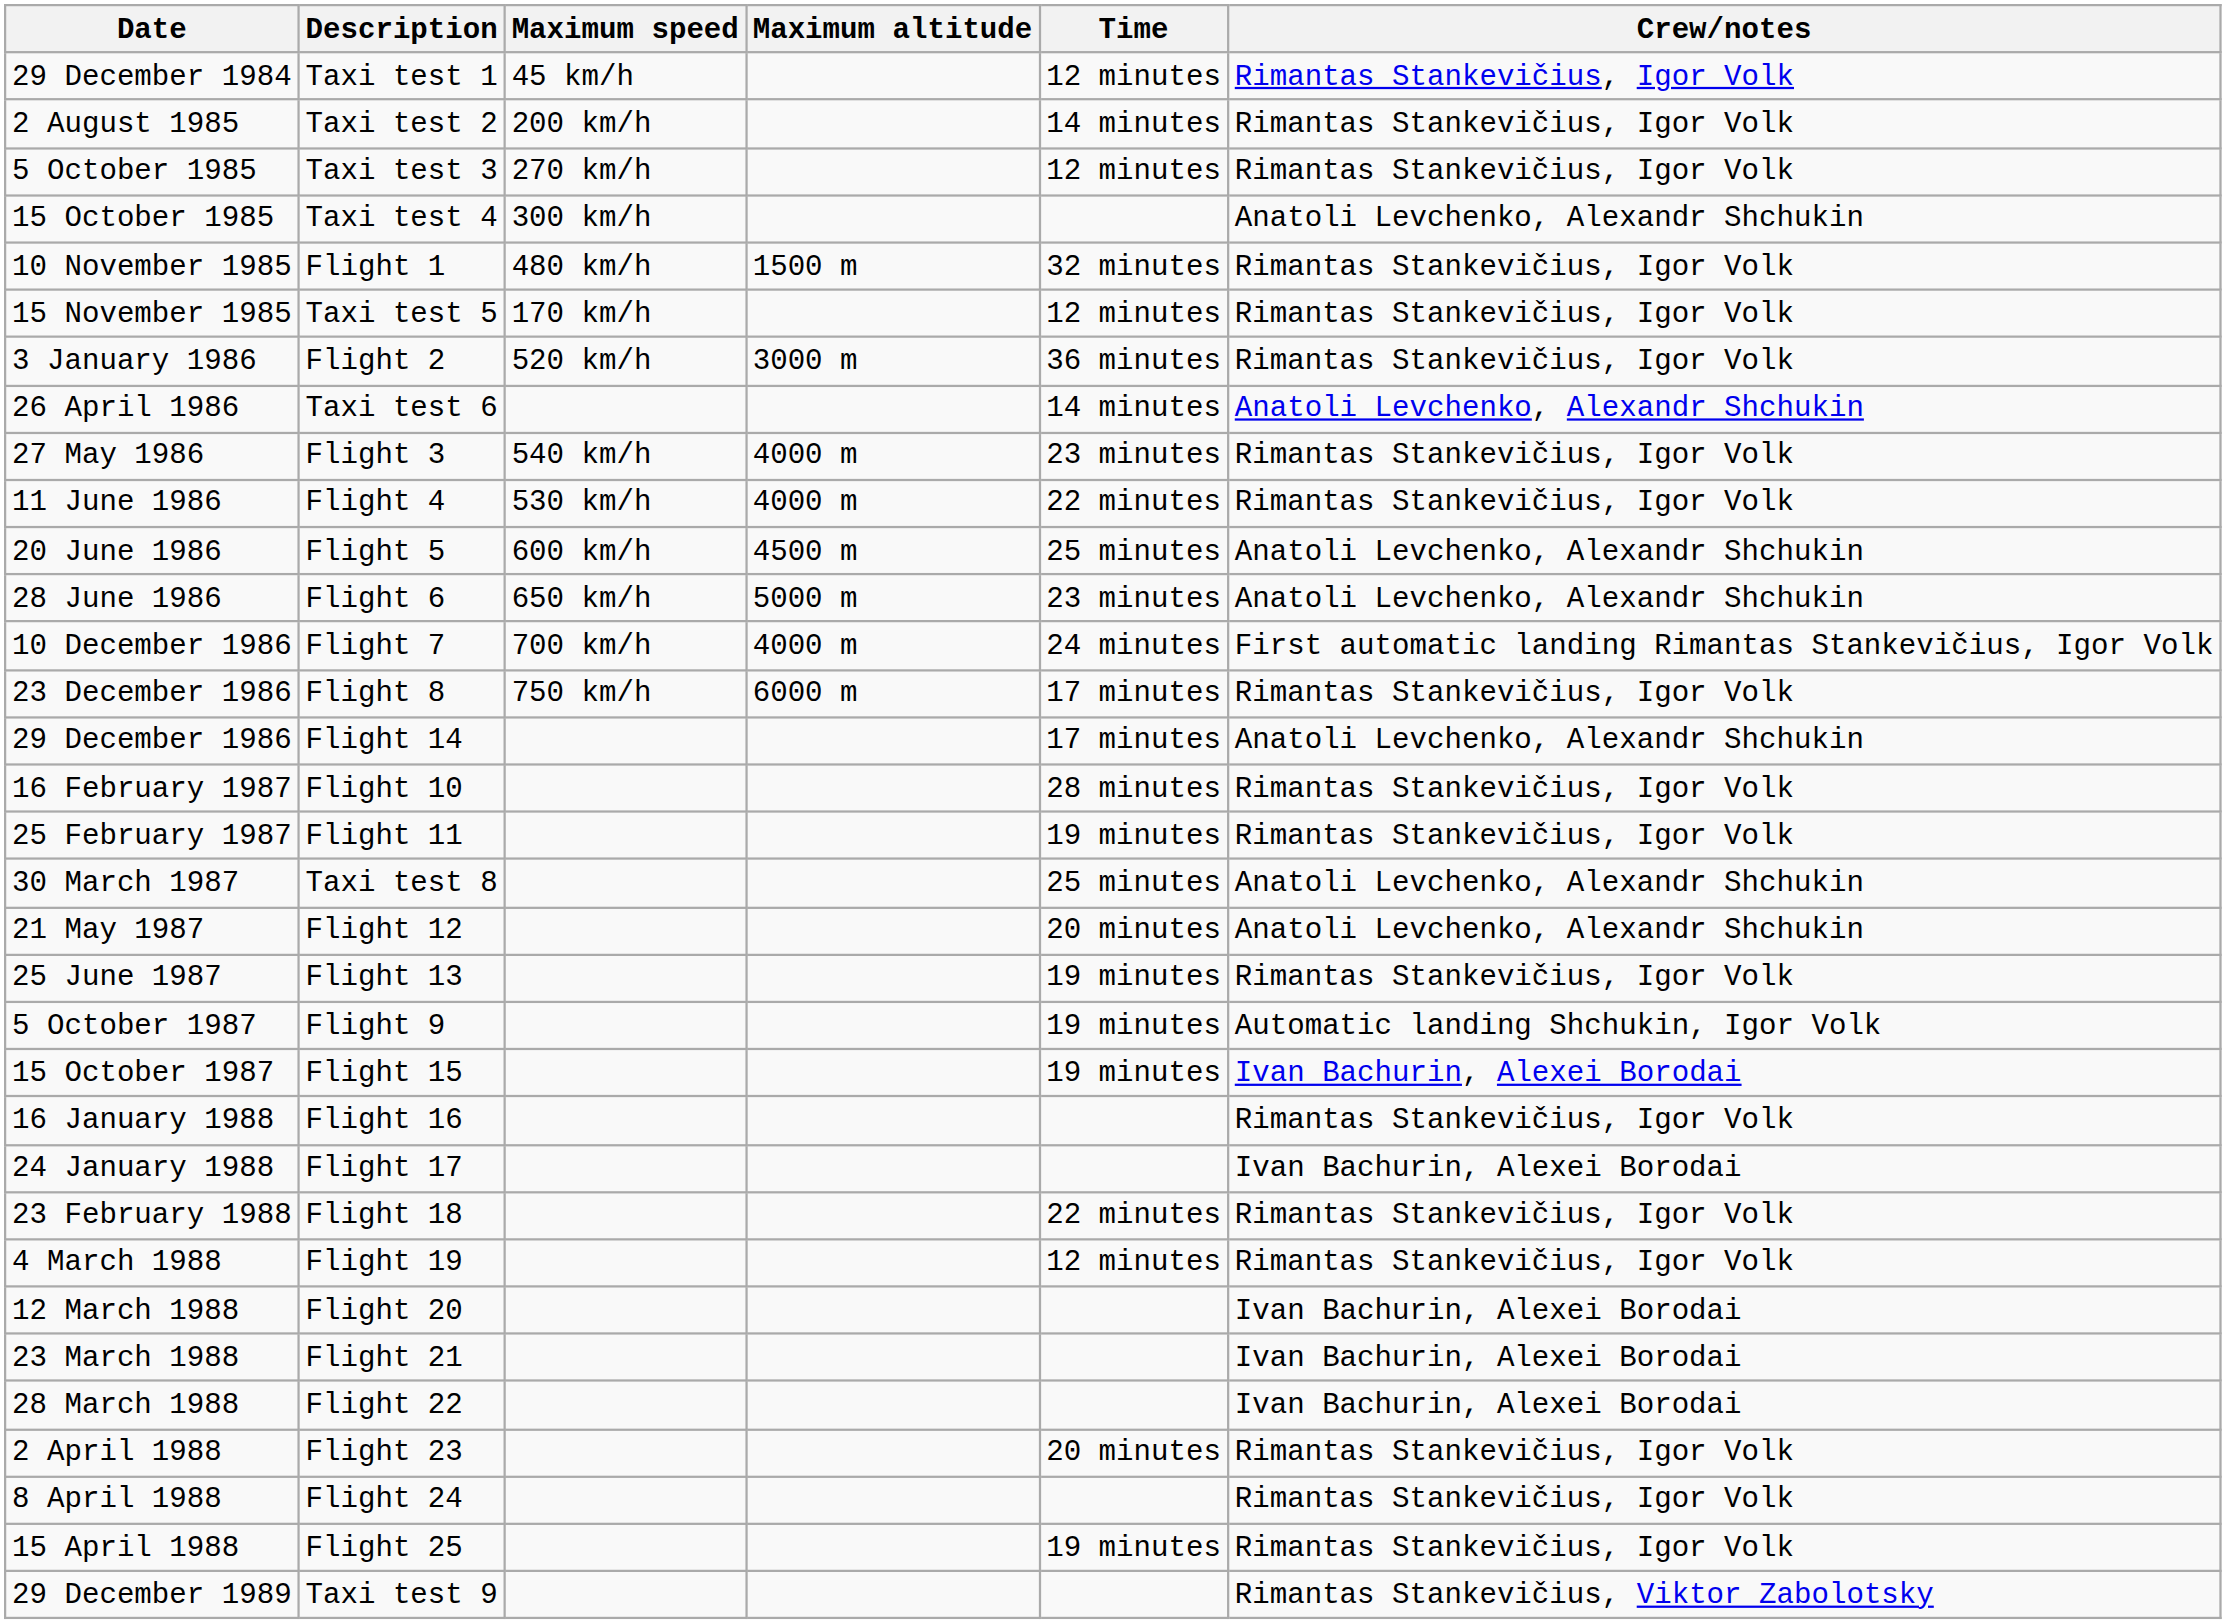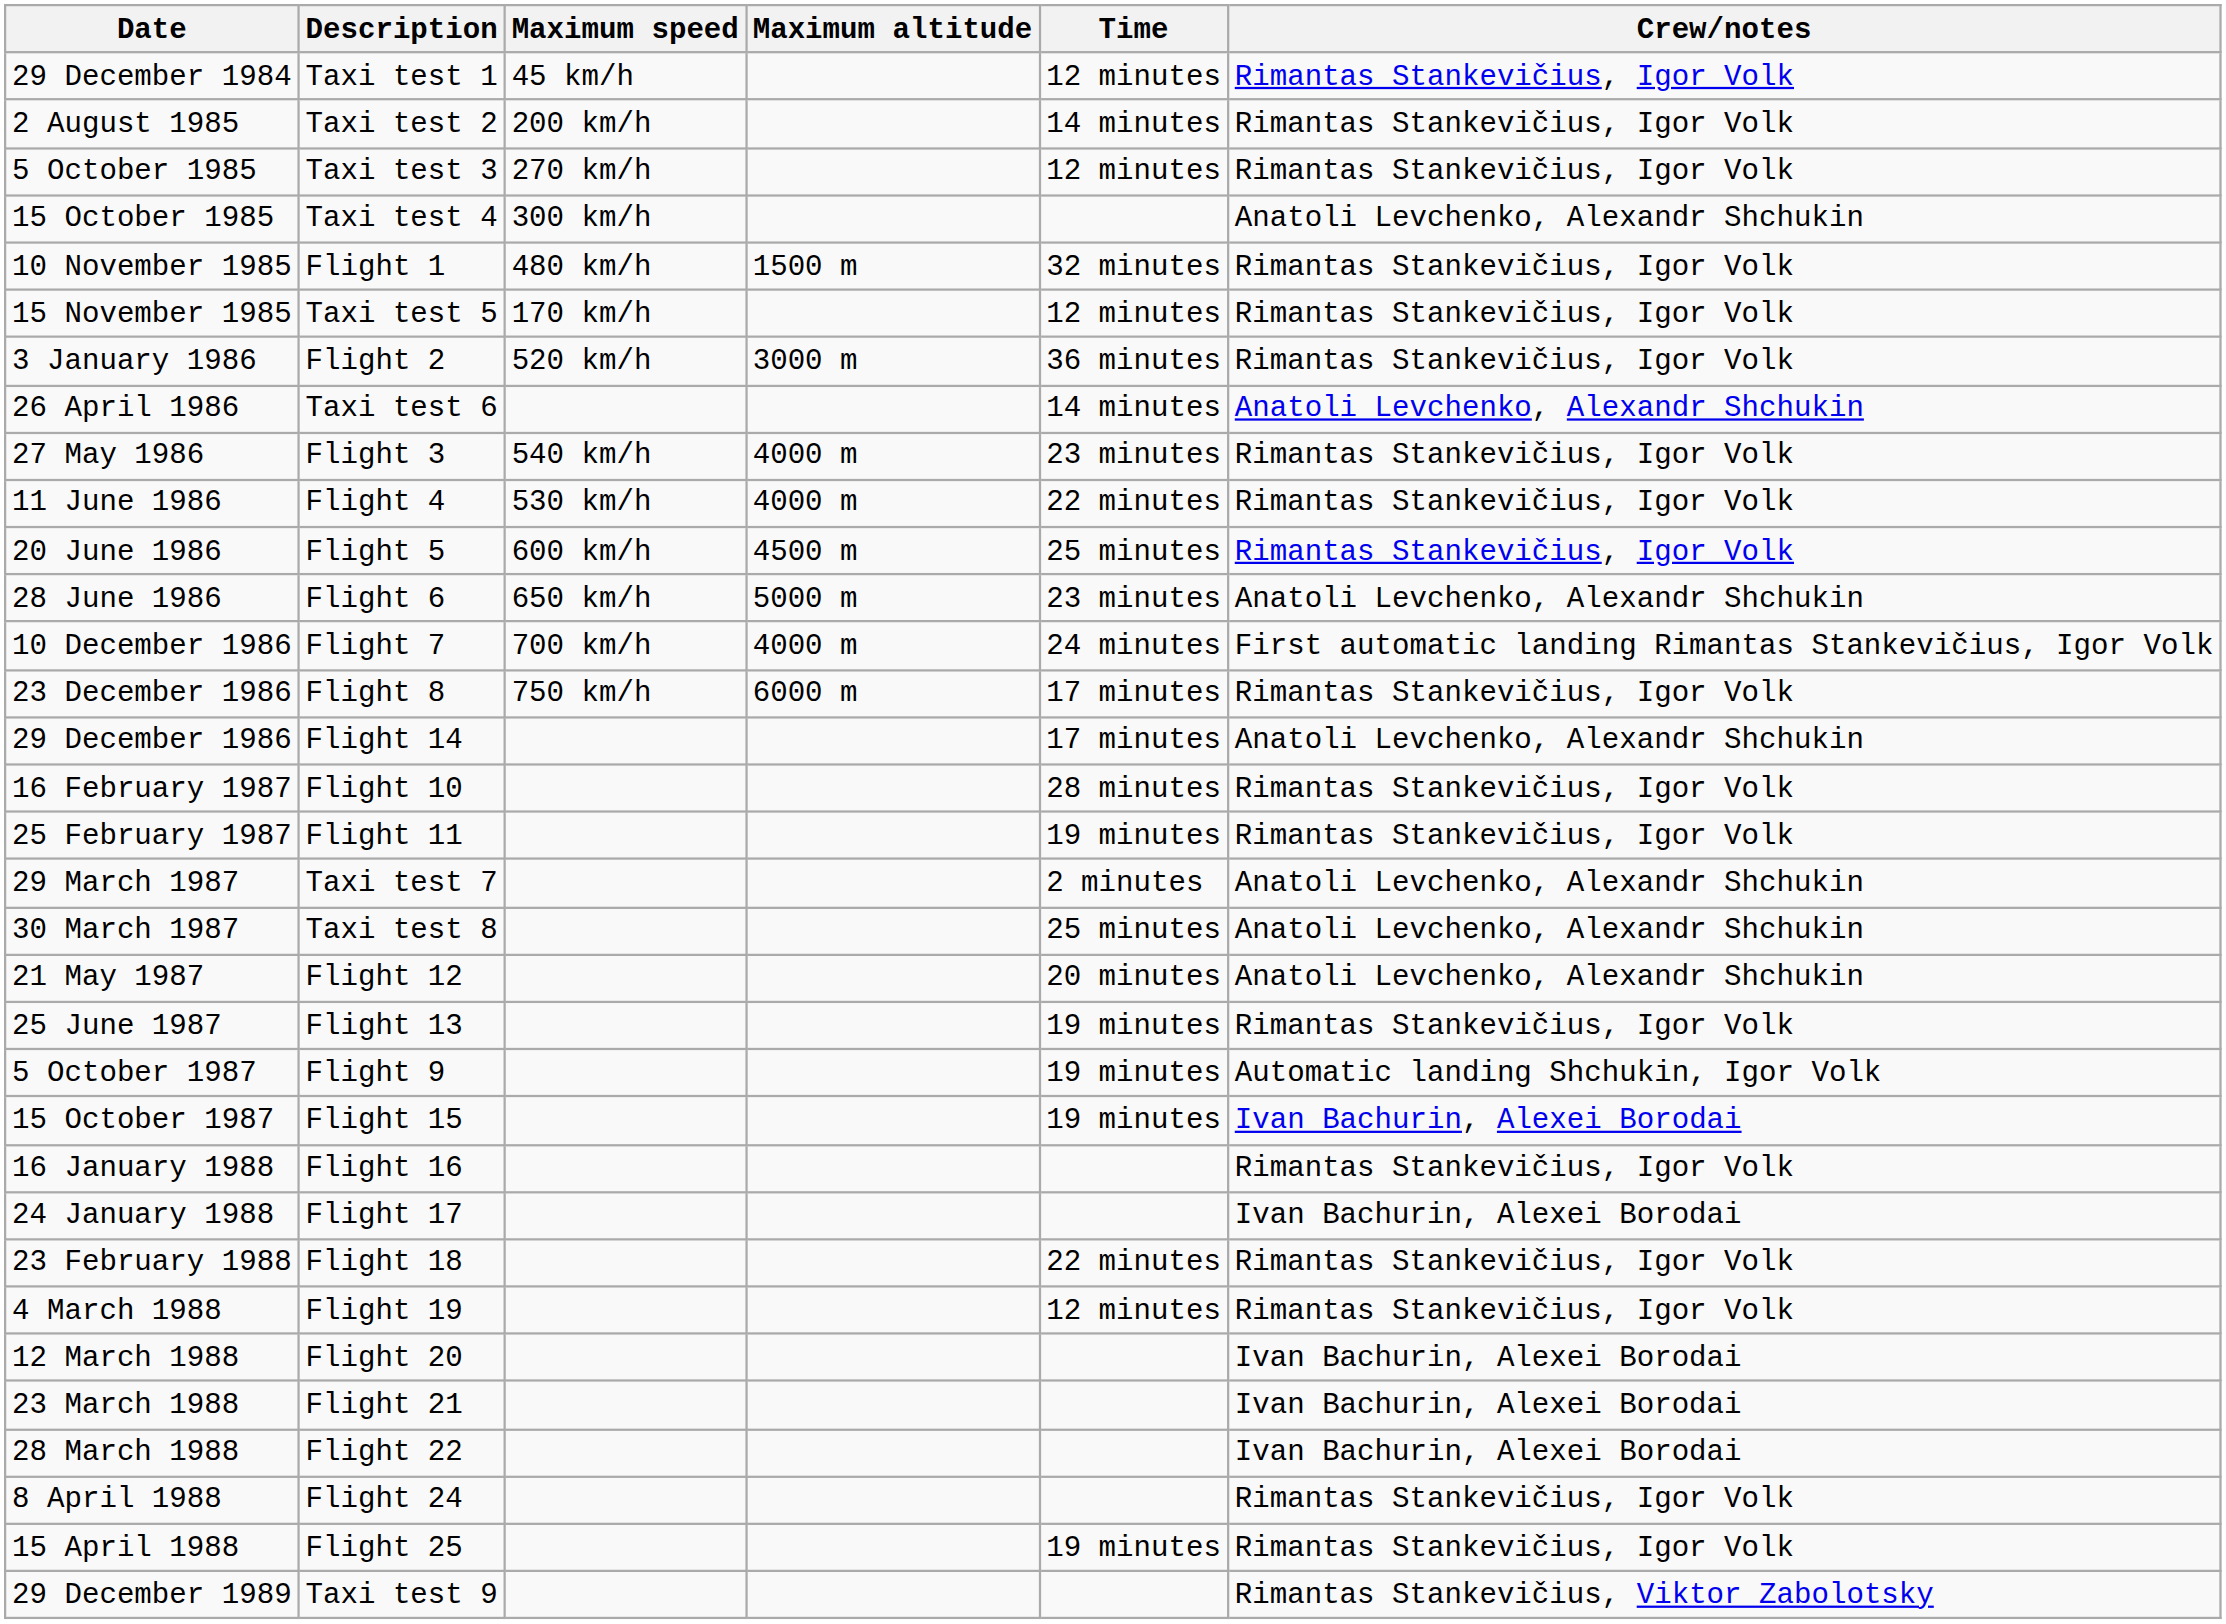(1549, 551) Anatoli Levchenko, Alexandr Shchukin -> (1514, 551) Rimantas Stankevičius, Igor Volk
+ row: (126, 883)
- row: (117, 1453)
